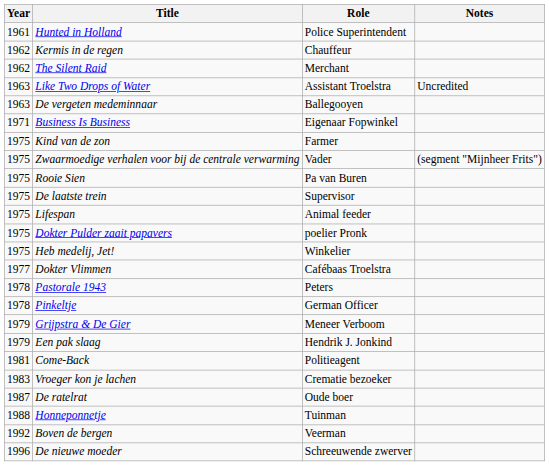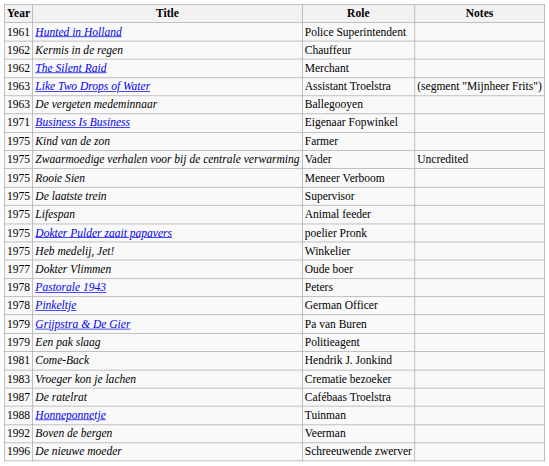(443, 86) Uncredited -> (479, 86) (segment "Mijnheer Frits")
(479, 159) (segment "Mijnheer Frits") -> (443, 159) Uncredited
(336, 178) Pa van Buren -> (345, 178) Meneer Verboom
(348, 269) Cafébaas Troelstra -> (329, 269) Oude boer
(345, 324) Meneer Verboom -> (336, 324) Pa van Buren
(348, 342) Hendrik J. Jonkind -> (332, 342) Politieagent
(332, 360) Politieagent -> (348, 360) Hendrik J. Jonkind
(329, 397) Oude boer -> (348, 397) Cafébaas Troelstra
